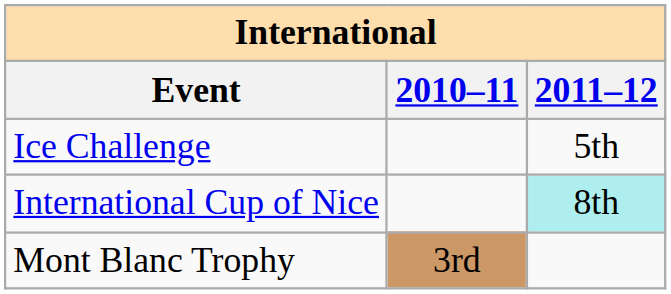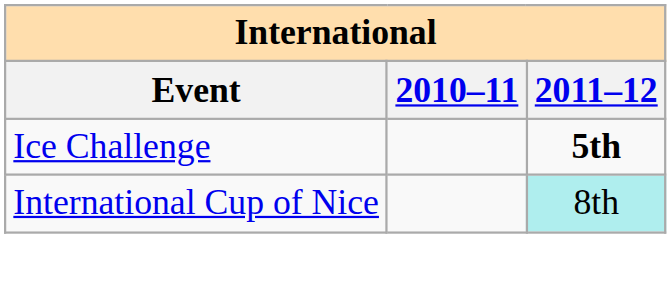(596, 145) normal -> (596, 145) bold
- row: (154, 259)
